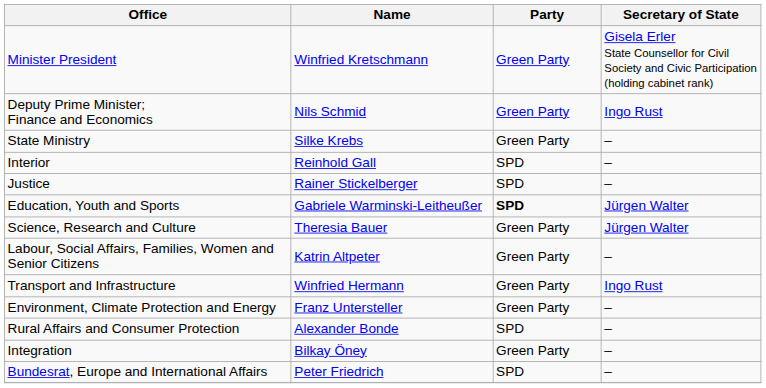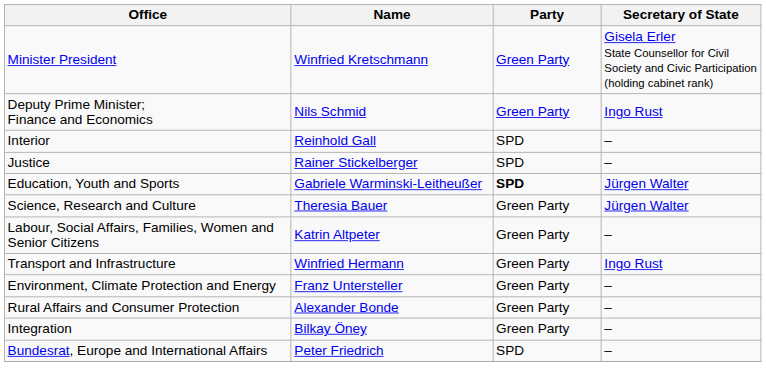- row: (49, 141)
(510, 329) SPD -> (533, 307) Green Party
